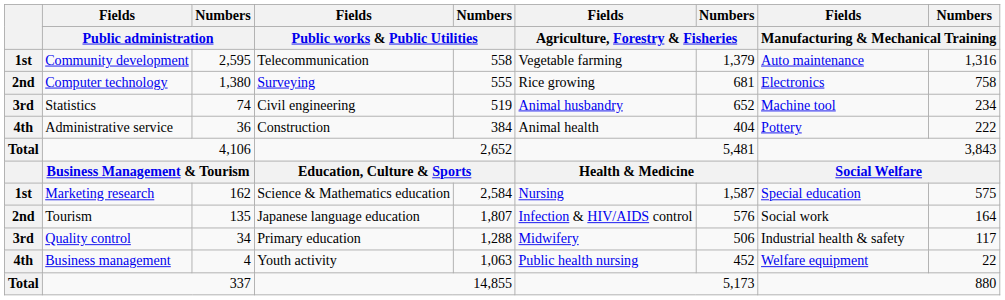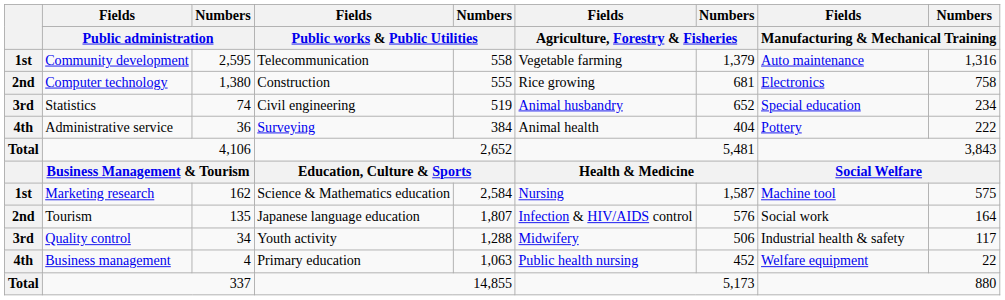(286, 82) Surveying -> (294, 82) Construction
(798, 104) Machine tool -> (811, 104) Special education
(294, 127) Construction -> (286, 127) Surveying
(811, 194) Special education -> (798, 194) Machine tool
(309, 238) Primary education -> (297, 238) Youth activity
(297, 261) Youth activity -> (309, 261) Primary education
